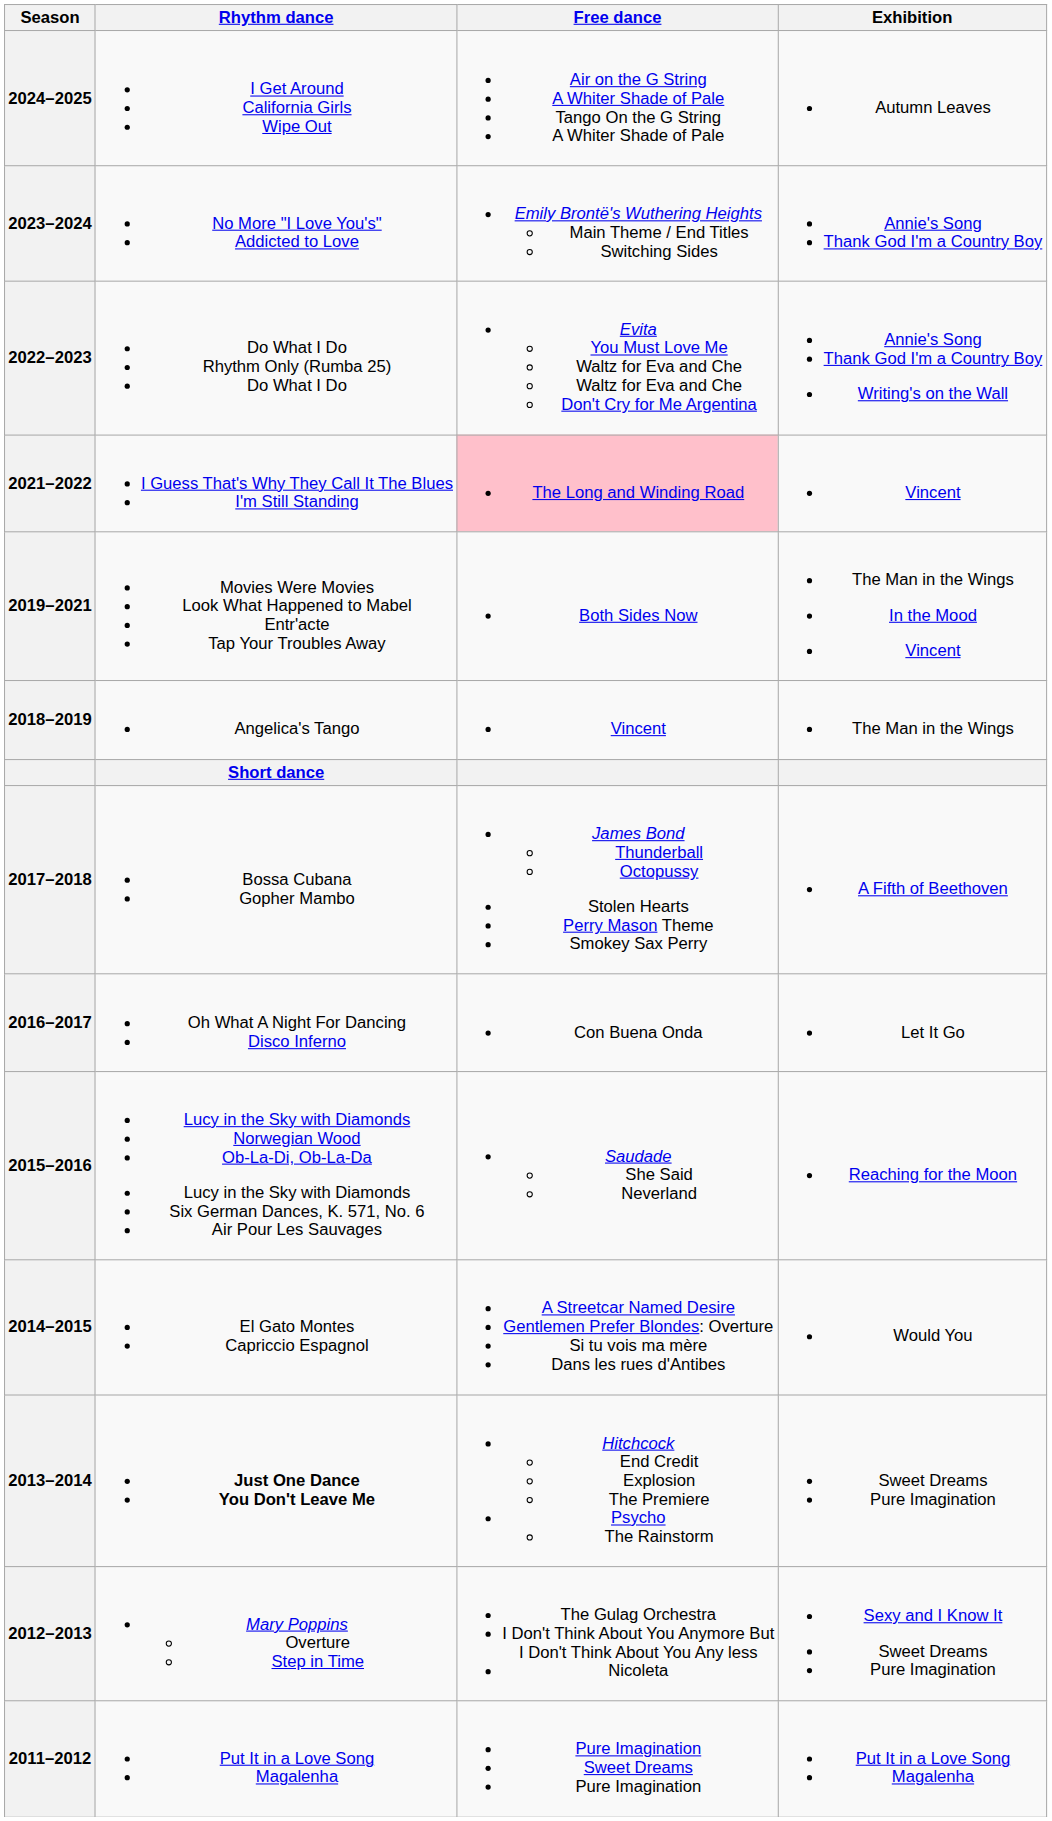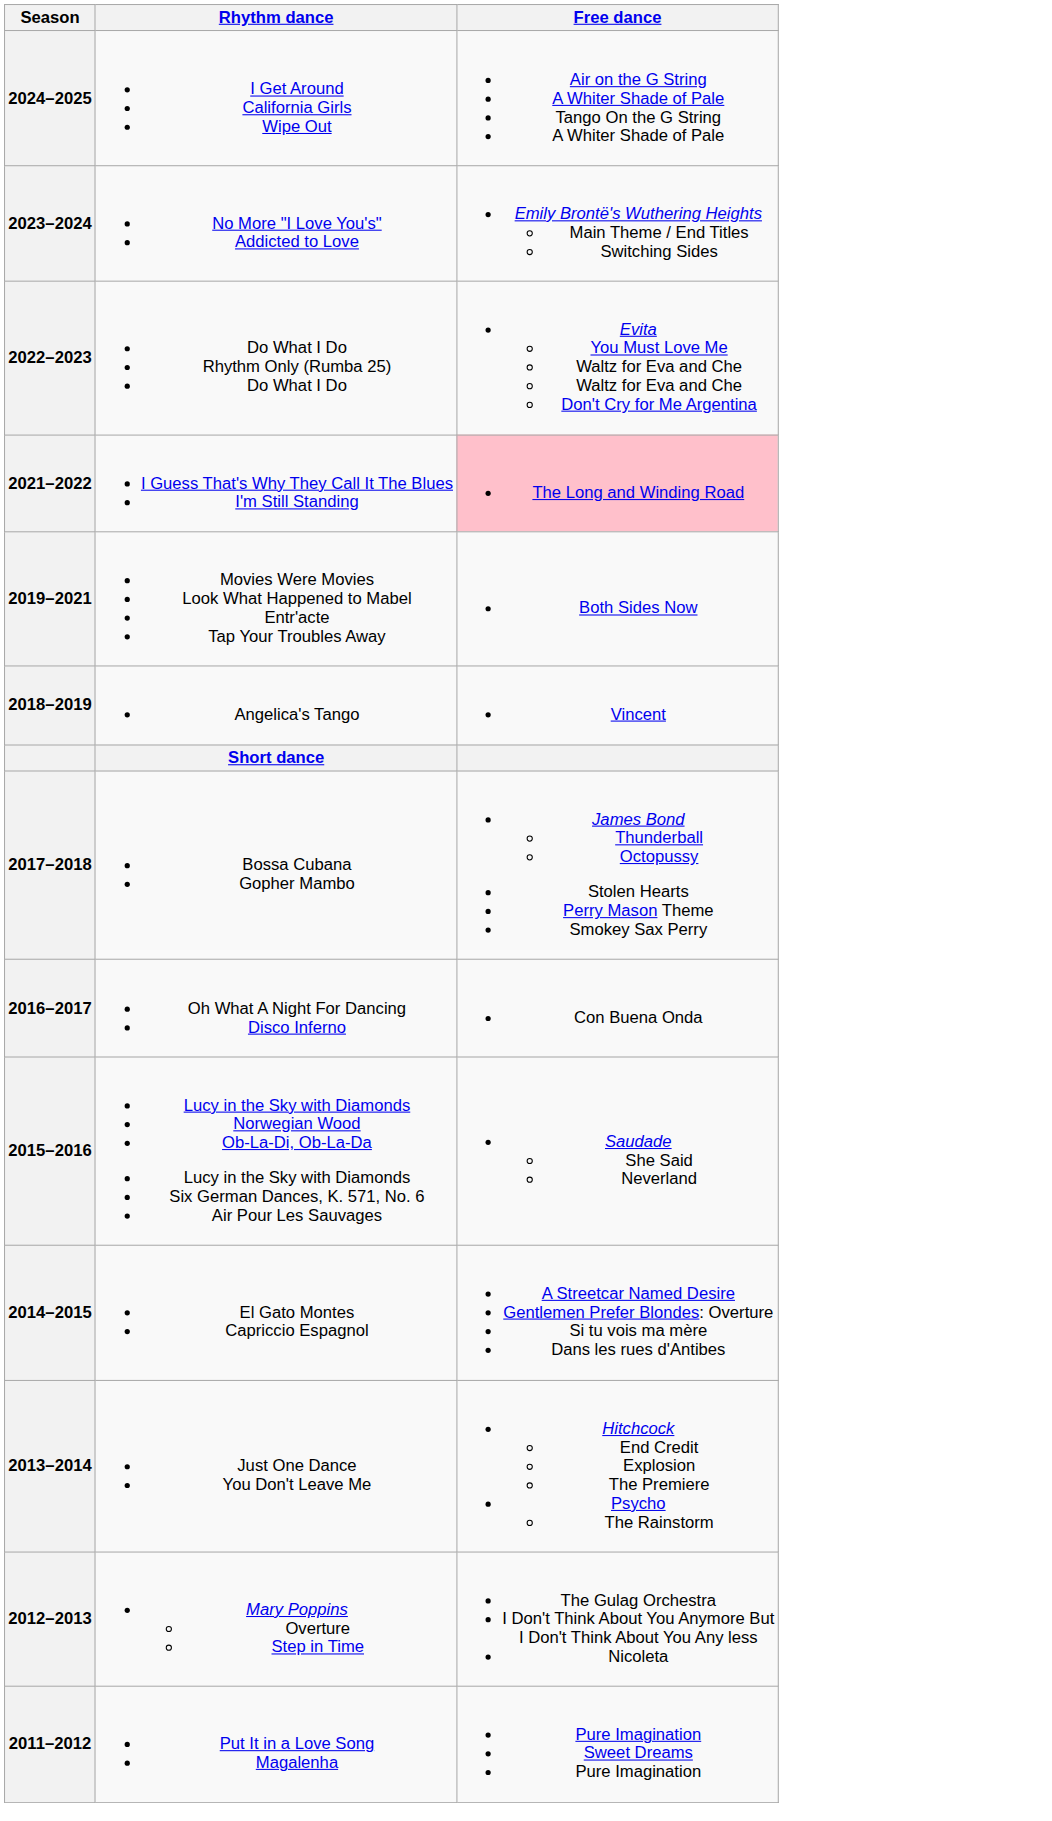- column: (912, 17)
(276, 1490) bold -> (276, 1475) normal
